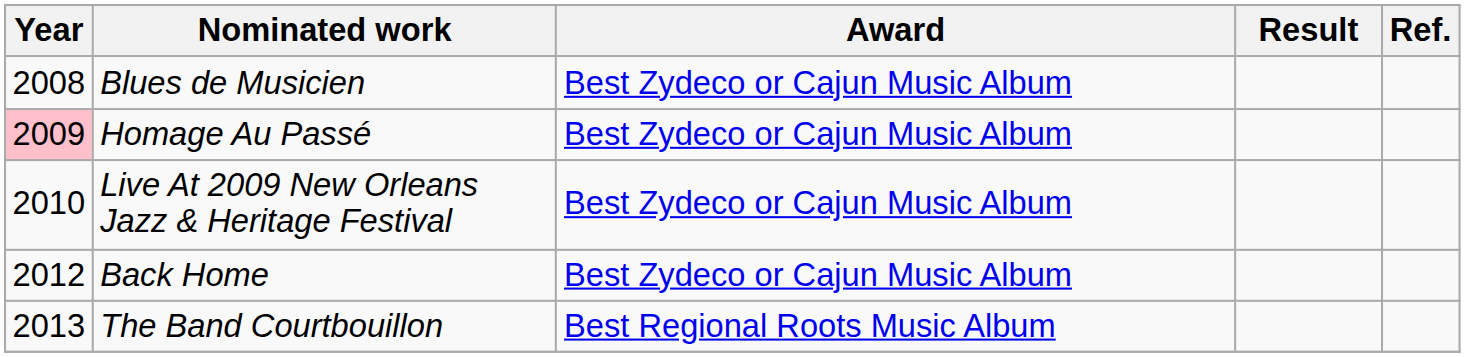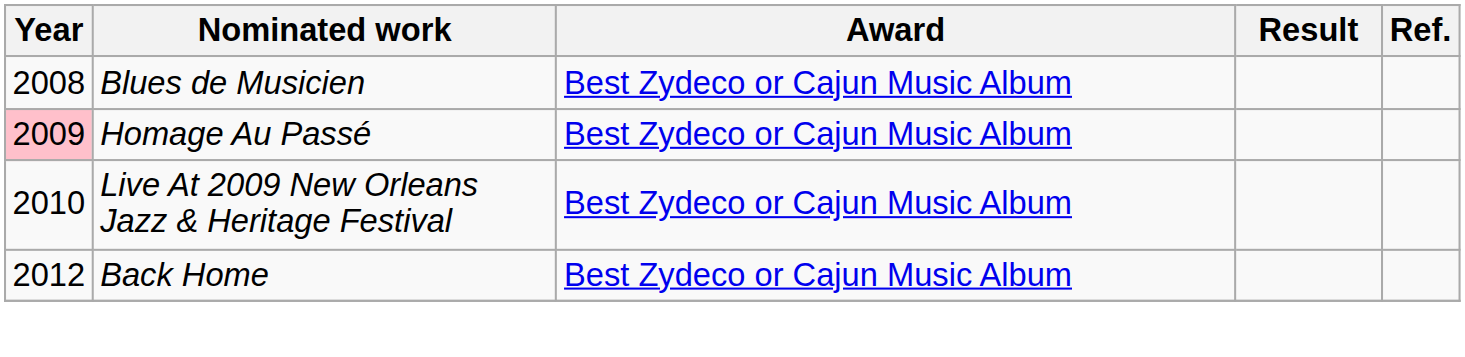- row: (272, 325)
